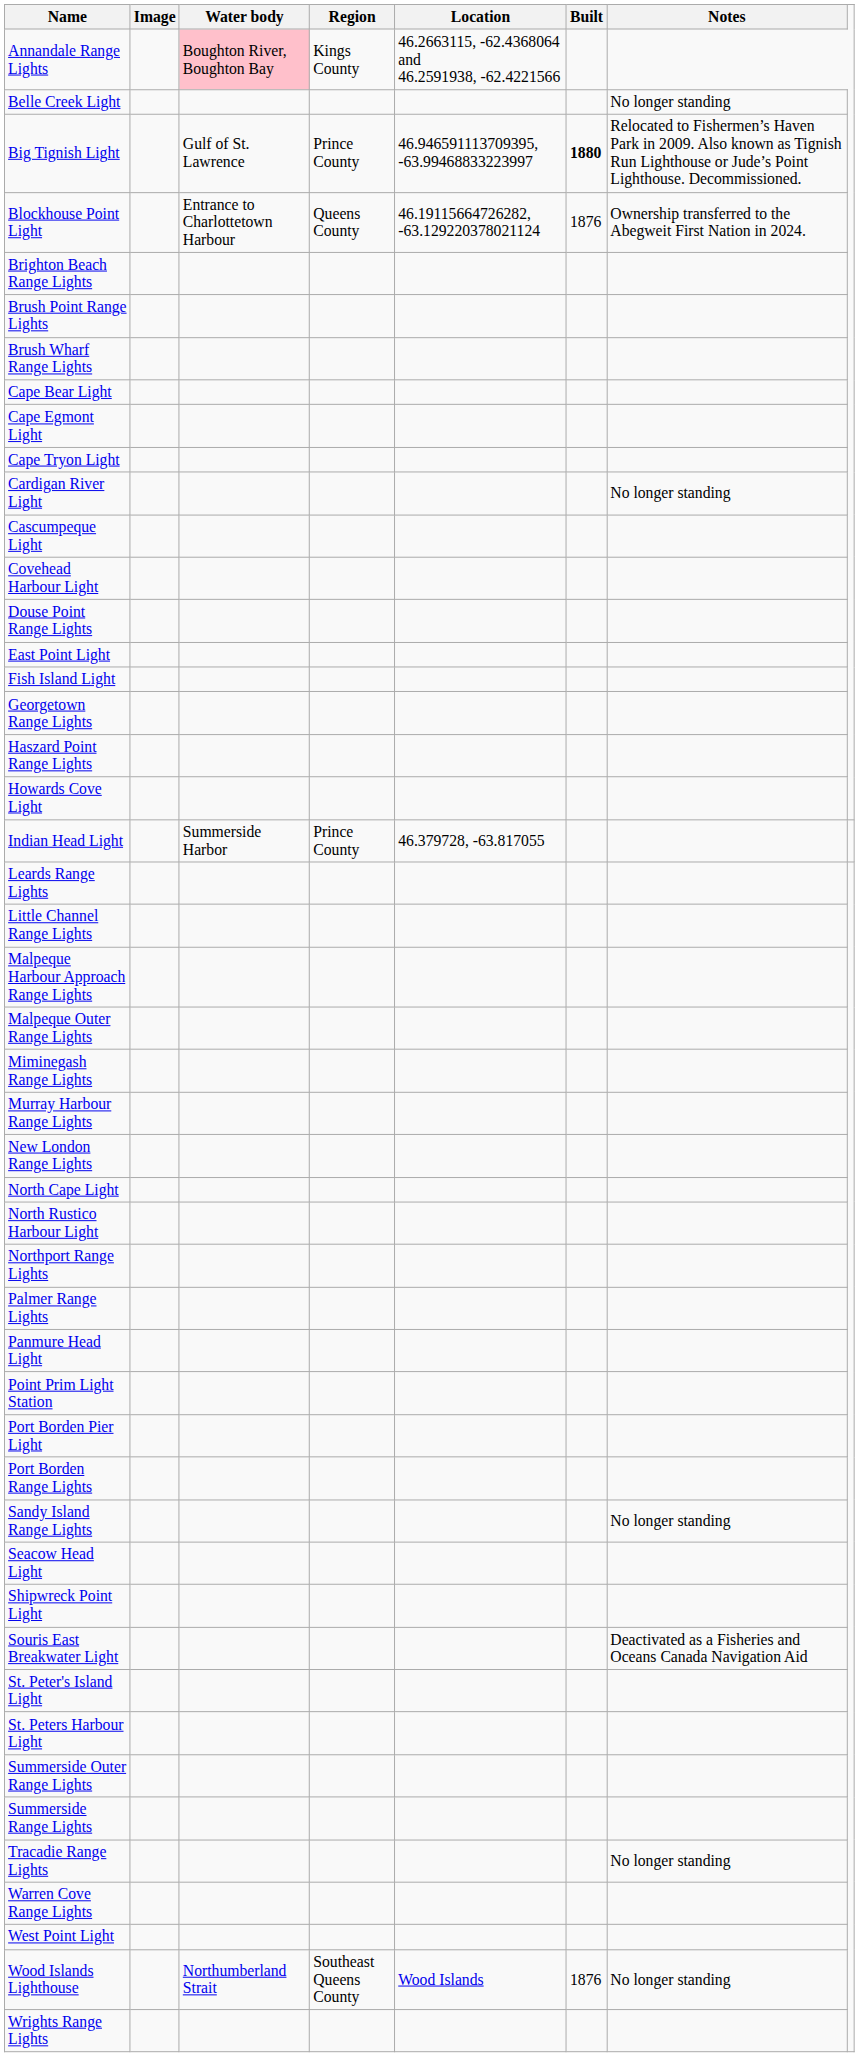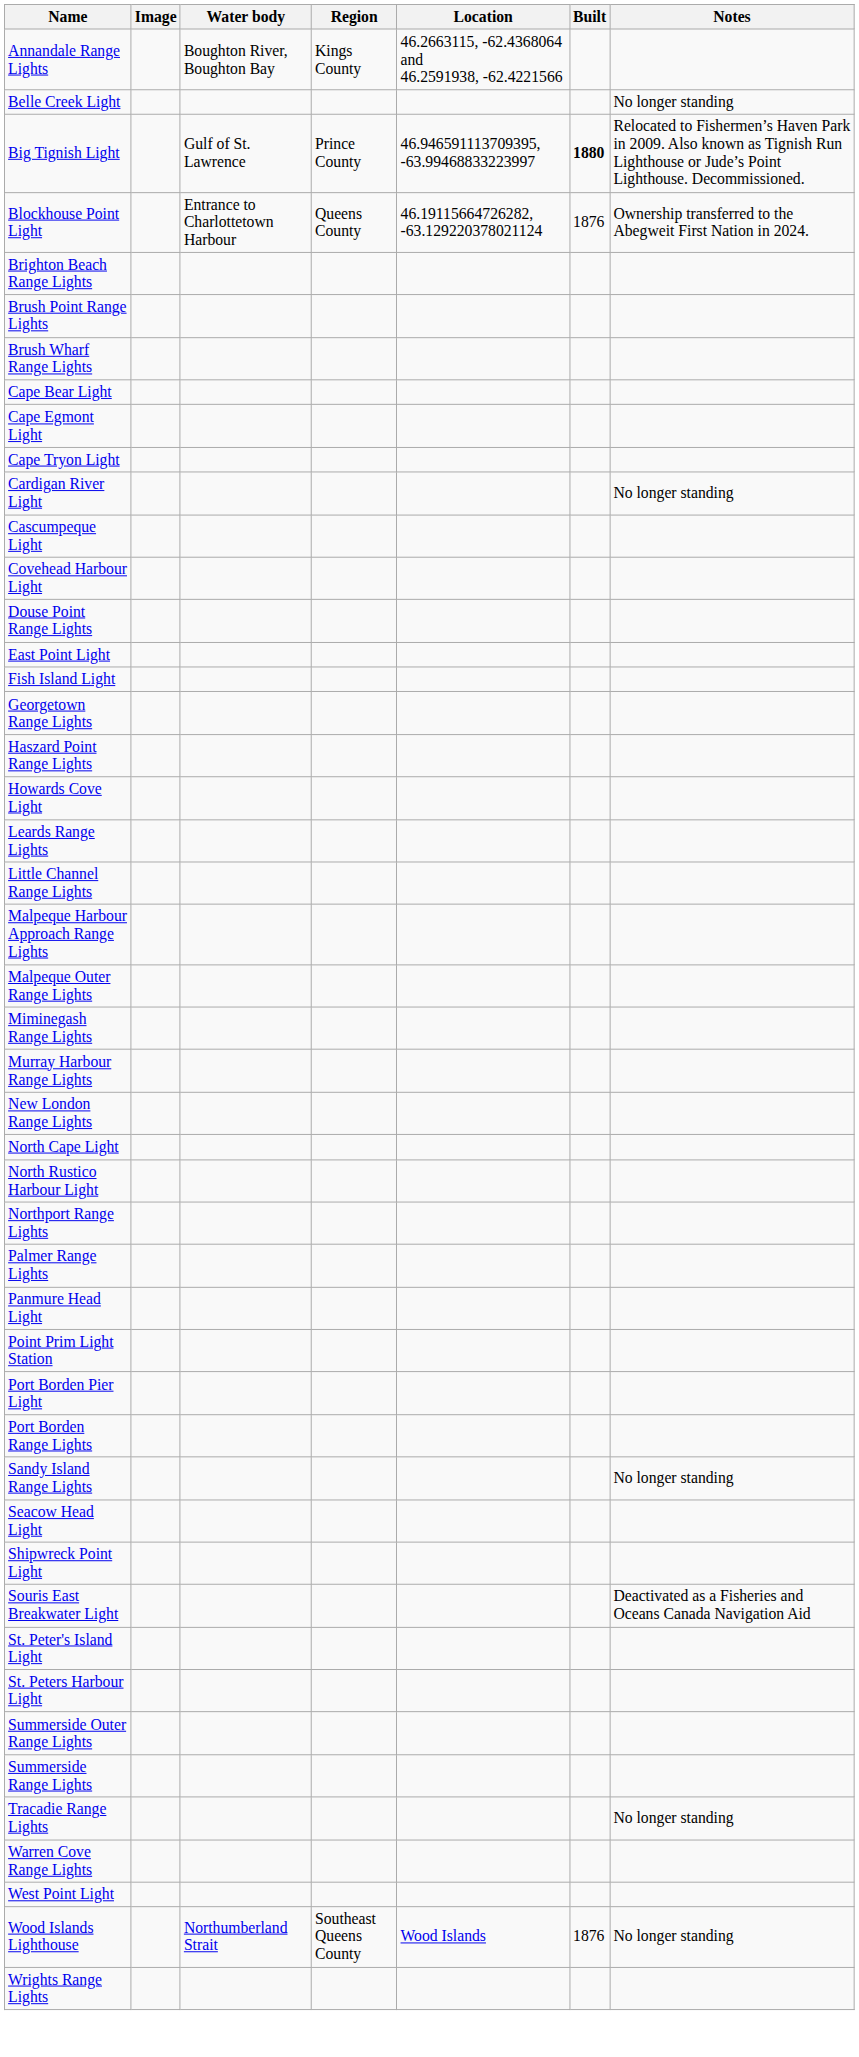(235, 59) pink background -> (236, 59) no background
- row: (66, 840)
